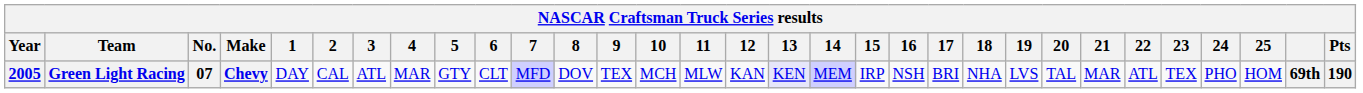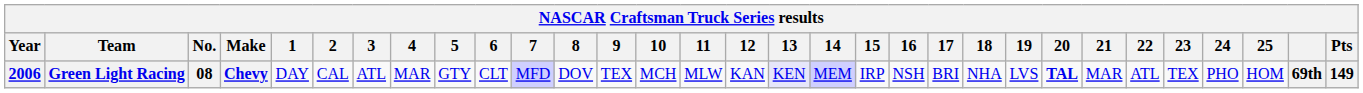(25, 74) 2005 -> (25, 74) 2006
(204, 74) 07 -> (204, 74) 08
(1061, 74) normal -> (1062, 74) bold
(1340, 74) 190 -> (1342, 74) 149
